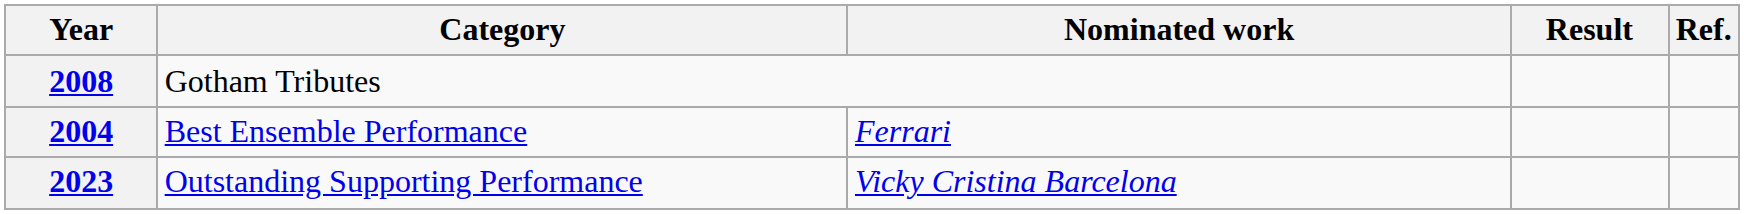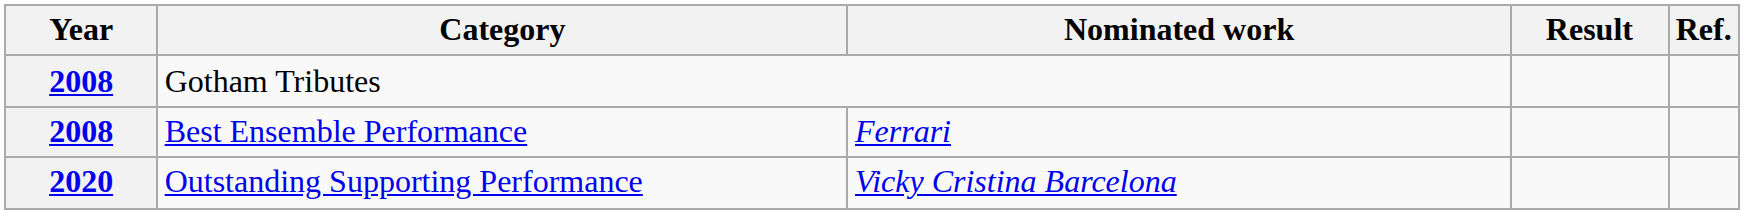(81, 131) 2004 -> (81, 131) 2008
(81, 182) 2023 -> (81, 182) 2020
